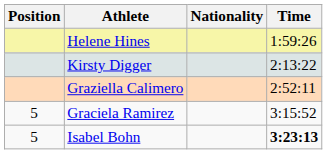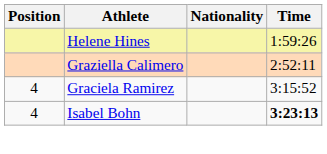- row: (109, 64)
(34, 112) 5 -> (34, 88) 4
(34, 137) 5 -> (34, 112) 4
